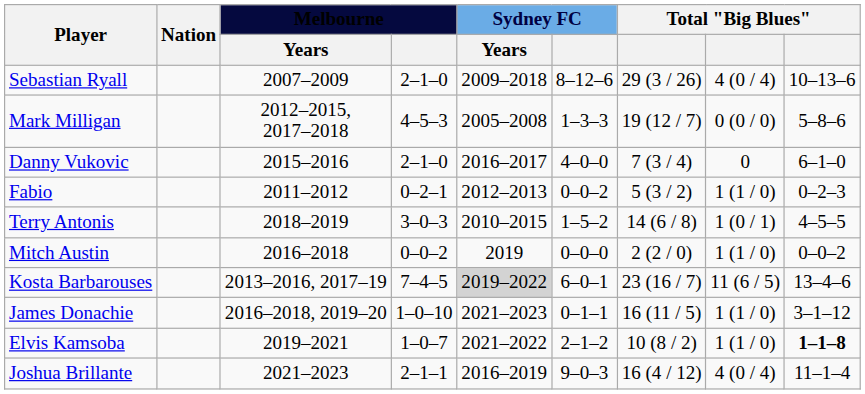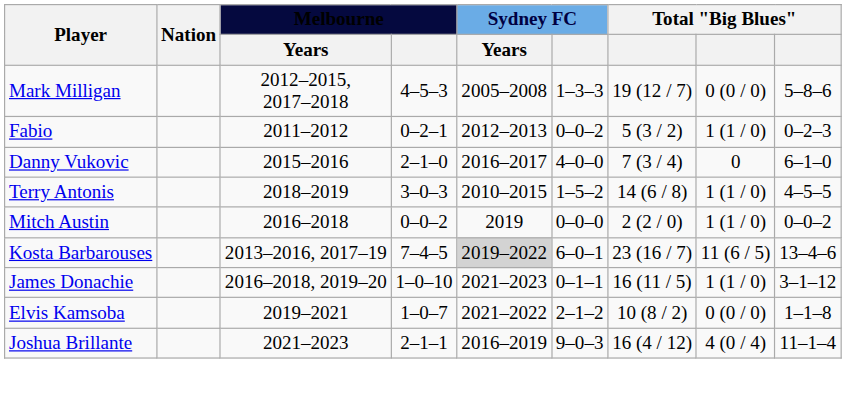- row: (68, 79)
rows swapped: (31, 191) <-> (69, 161)
(745, 222) 1 (0 / 1) -> (736, 191) 1 (1 / 0)
(745, 342) 1 (1 / 0) -> (736, 312) 0 (0 / 0)
(822, 342) bold -> (808, 312) normal
